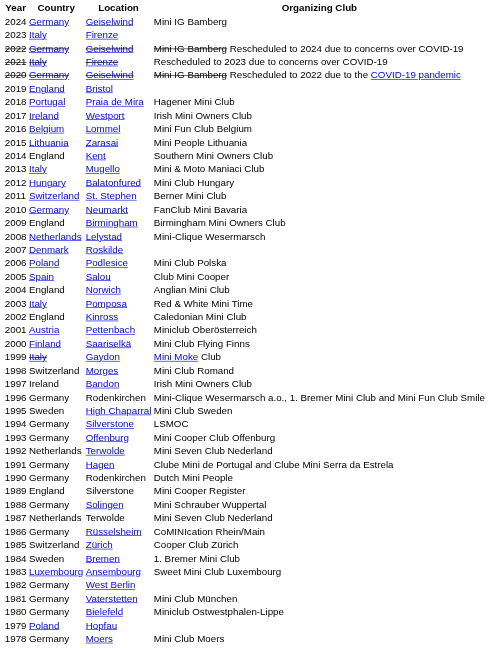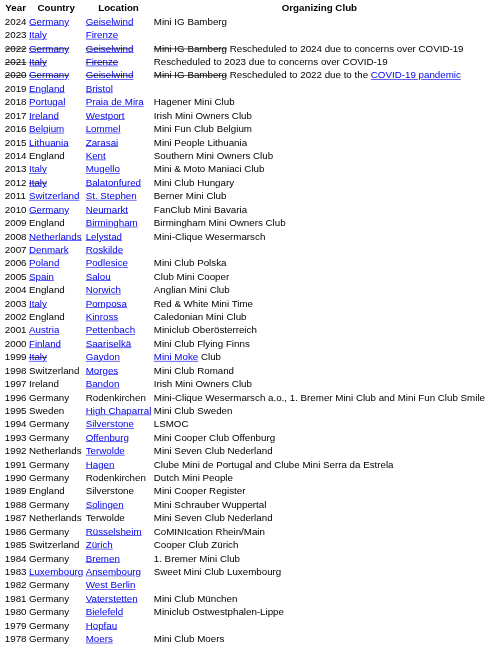(47, 182) Hungary -> (38, 182) Italy
(47, 558) Sweden -> (49, 558) Germany
(44, 625) Poland -> (49, 625) Germany
